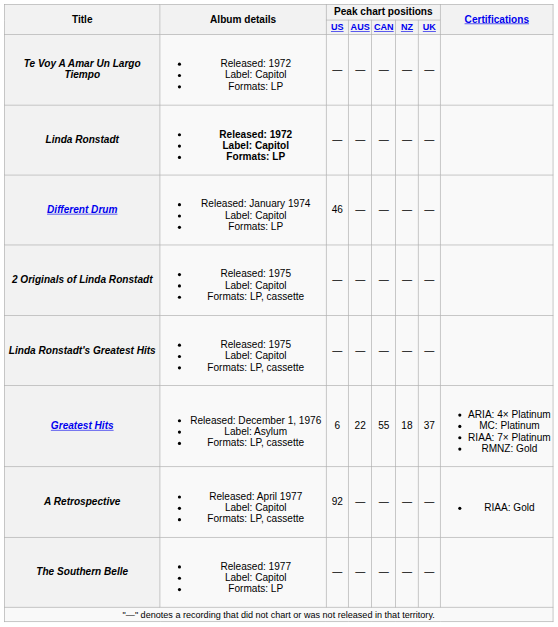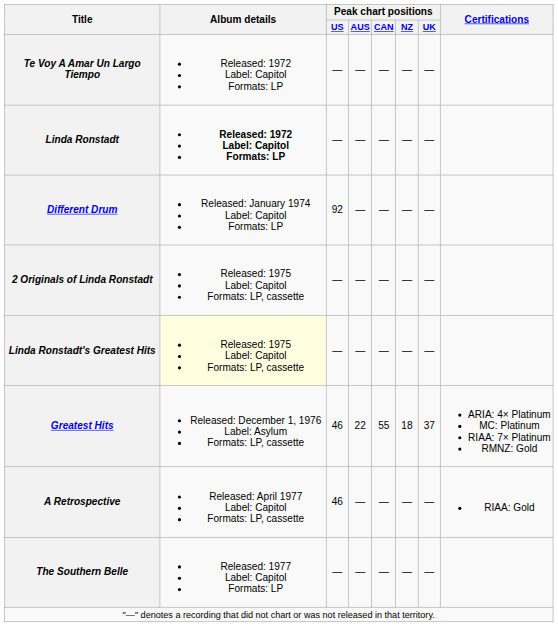(337, 210) 46 -> (337, 210) 92
(243, 356) no background -> (243, 356) lightyellow background
(337, 426) 6 -> (337, 426) 46
(337, 502) 92 -> (337, 502) 46
